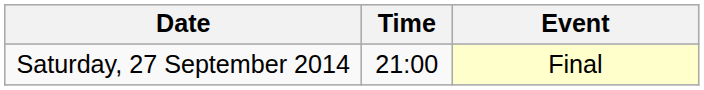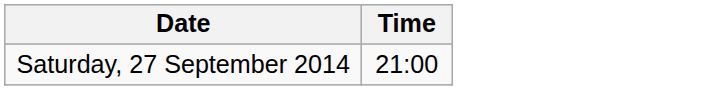- column: (575, 24)
